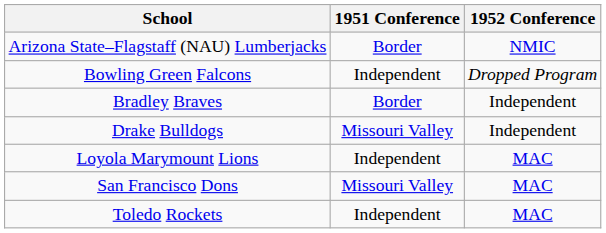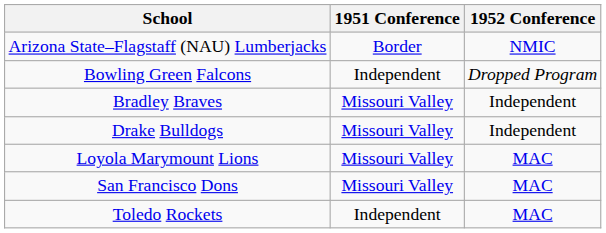(397, 102) Border -> (397, 102) Missouri Valley
(397, 158) Independent -> (397, 158) Missouri Valley
